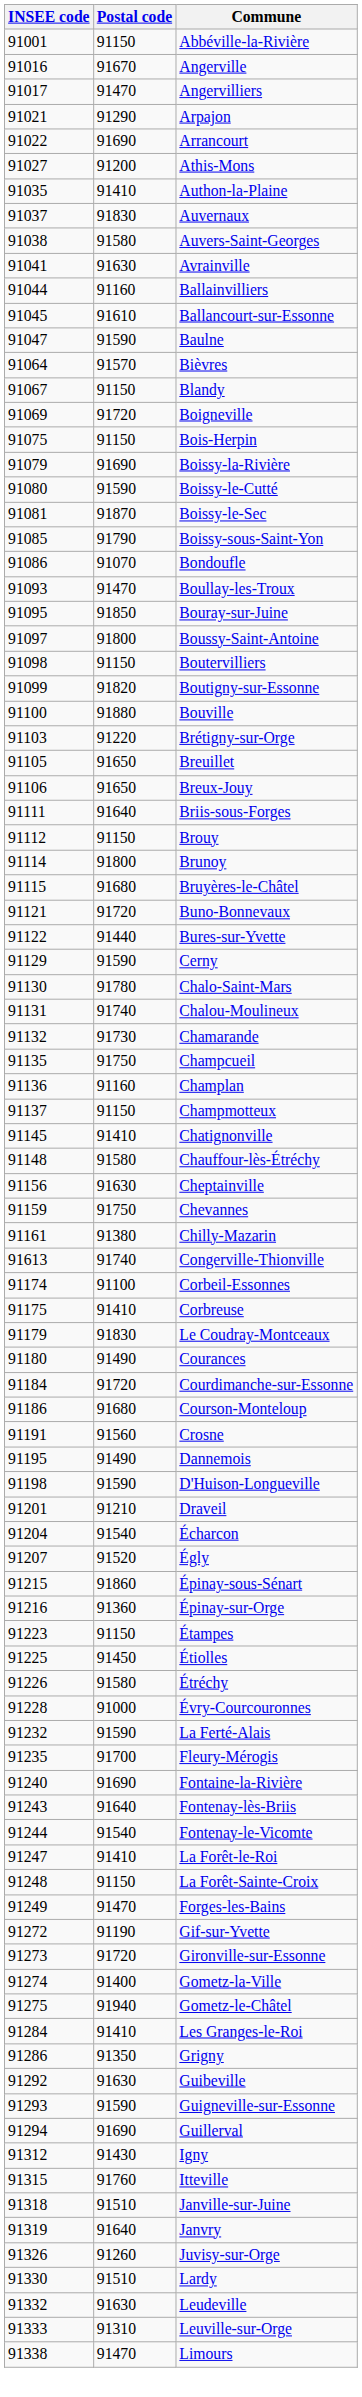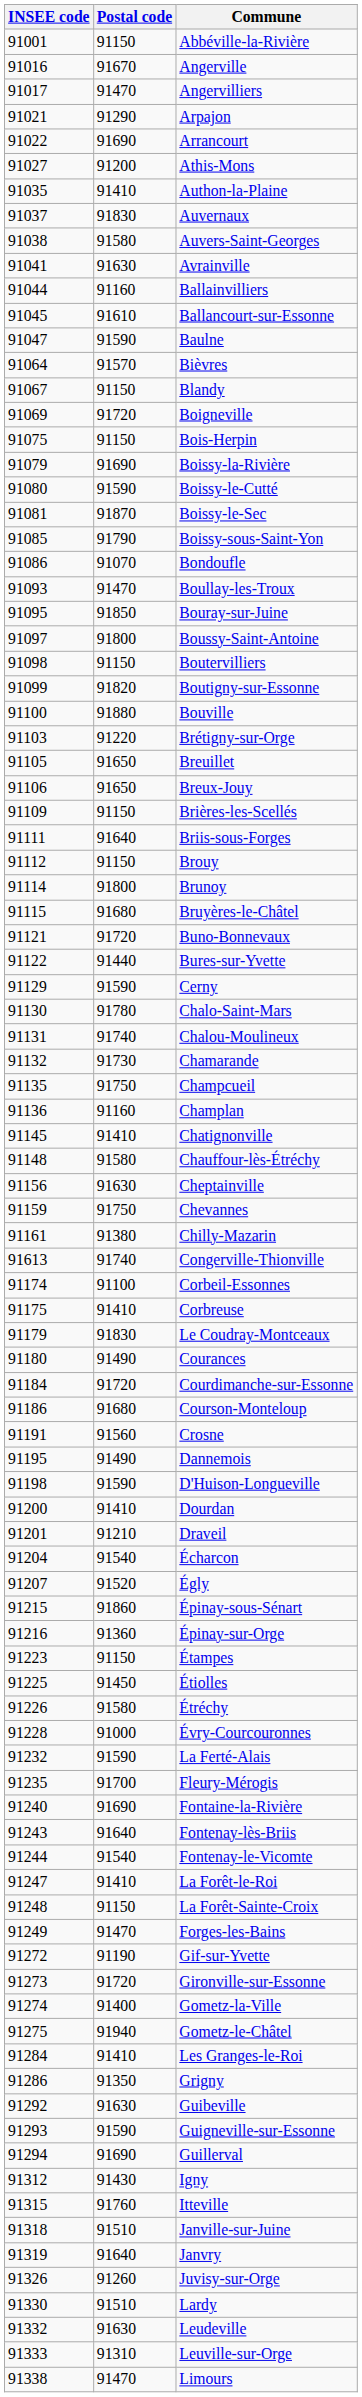+ row: (238, 812)
- row: (228, 1111)
+ row: (207, 1508)
